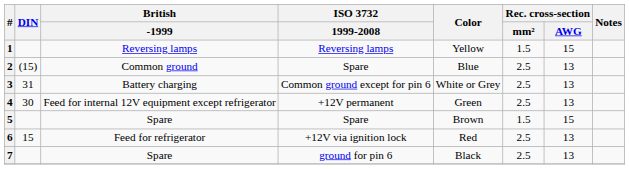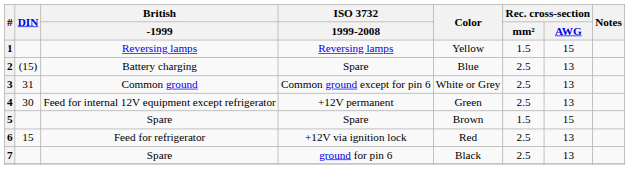(160, 66) Common ground -> (160, 66) Battery charging
(160, 84) Battery charging -> (160, 84) Common ground
